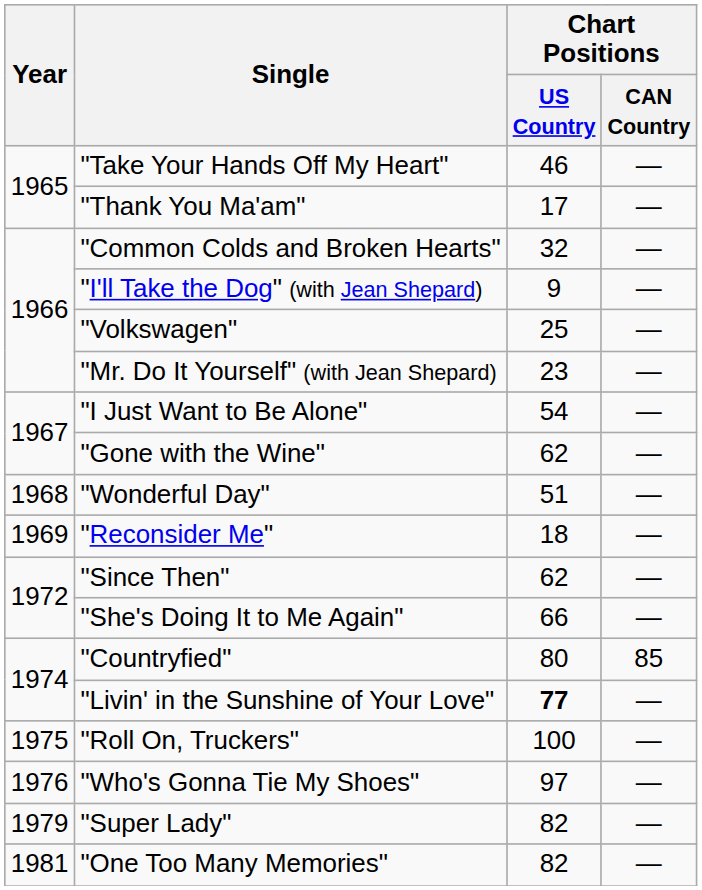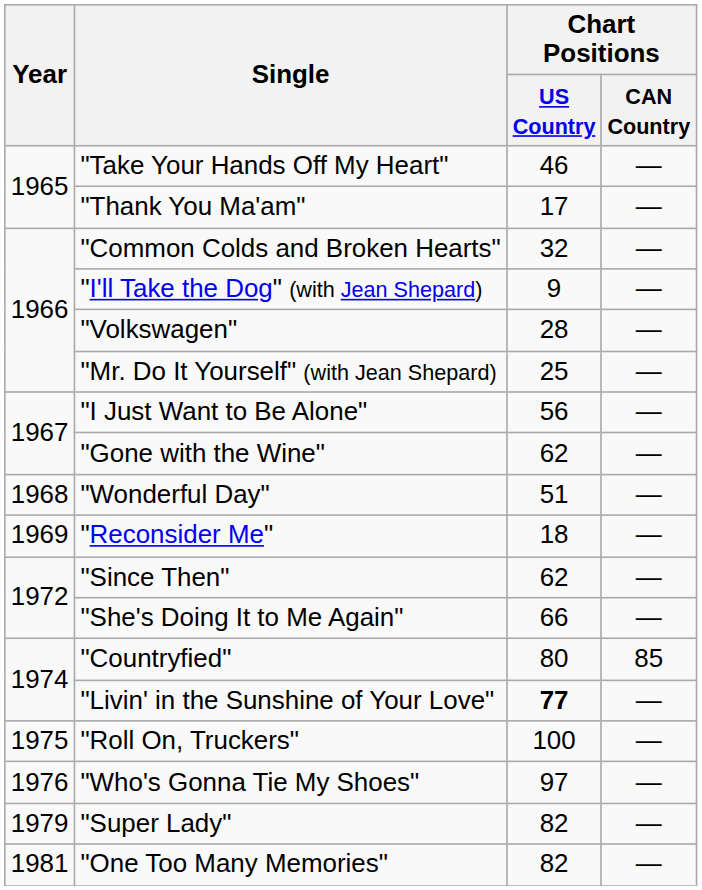(554, 330) 25 -> (554, 330) 28
(554, 371) 23 -> (554, 371) 25
(554, 412) 54 -> (554, 412) 56
